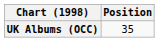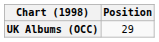(128, 29) 35 -> (128, 29) 29
